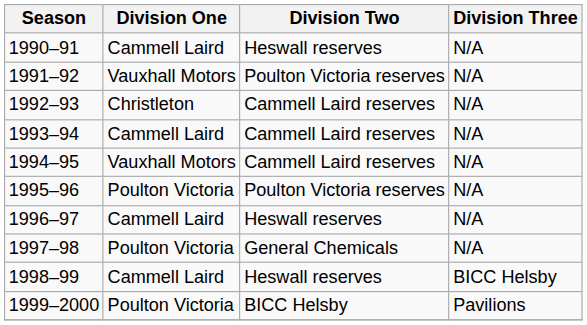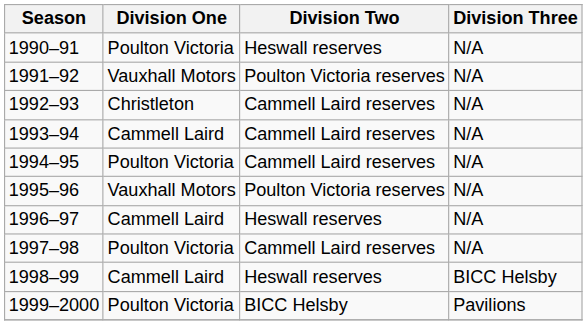(166, 47) Cammell Laird -> (171, 47) Poulton Victoria
(172, 162) Vauxhall Motors -> (171, 162) Poulton Victoria
(171, 190) Poulton Victoria -> (172, 190) Vauxhall Motors
(321, 248) General Chemicals -> (340, 248) Cammell Laird reserves
